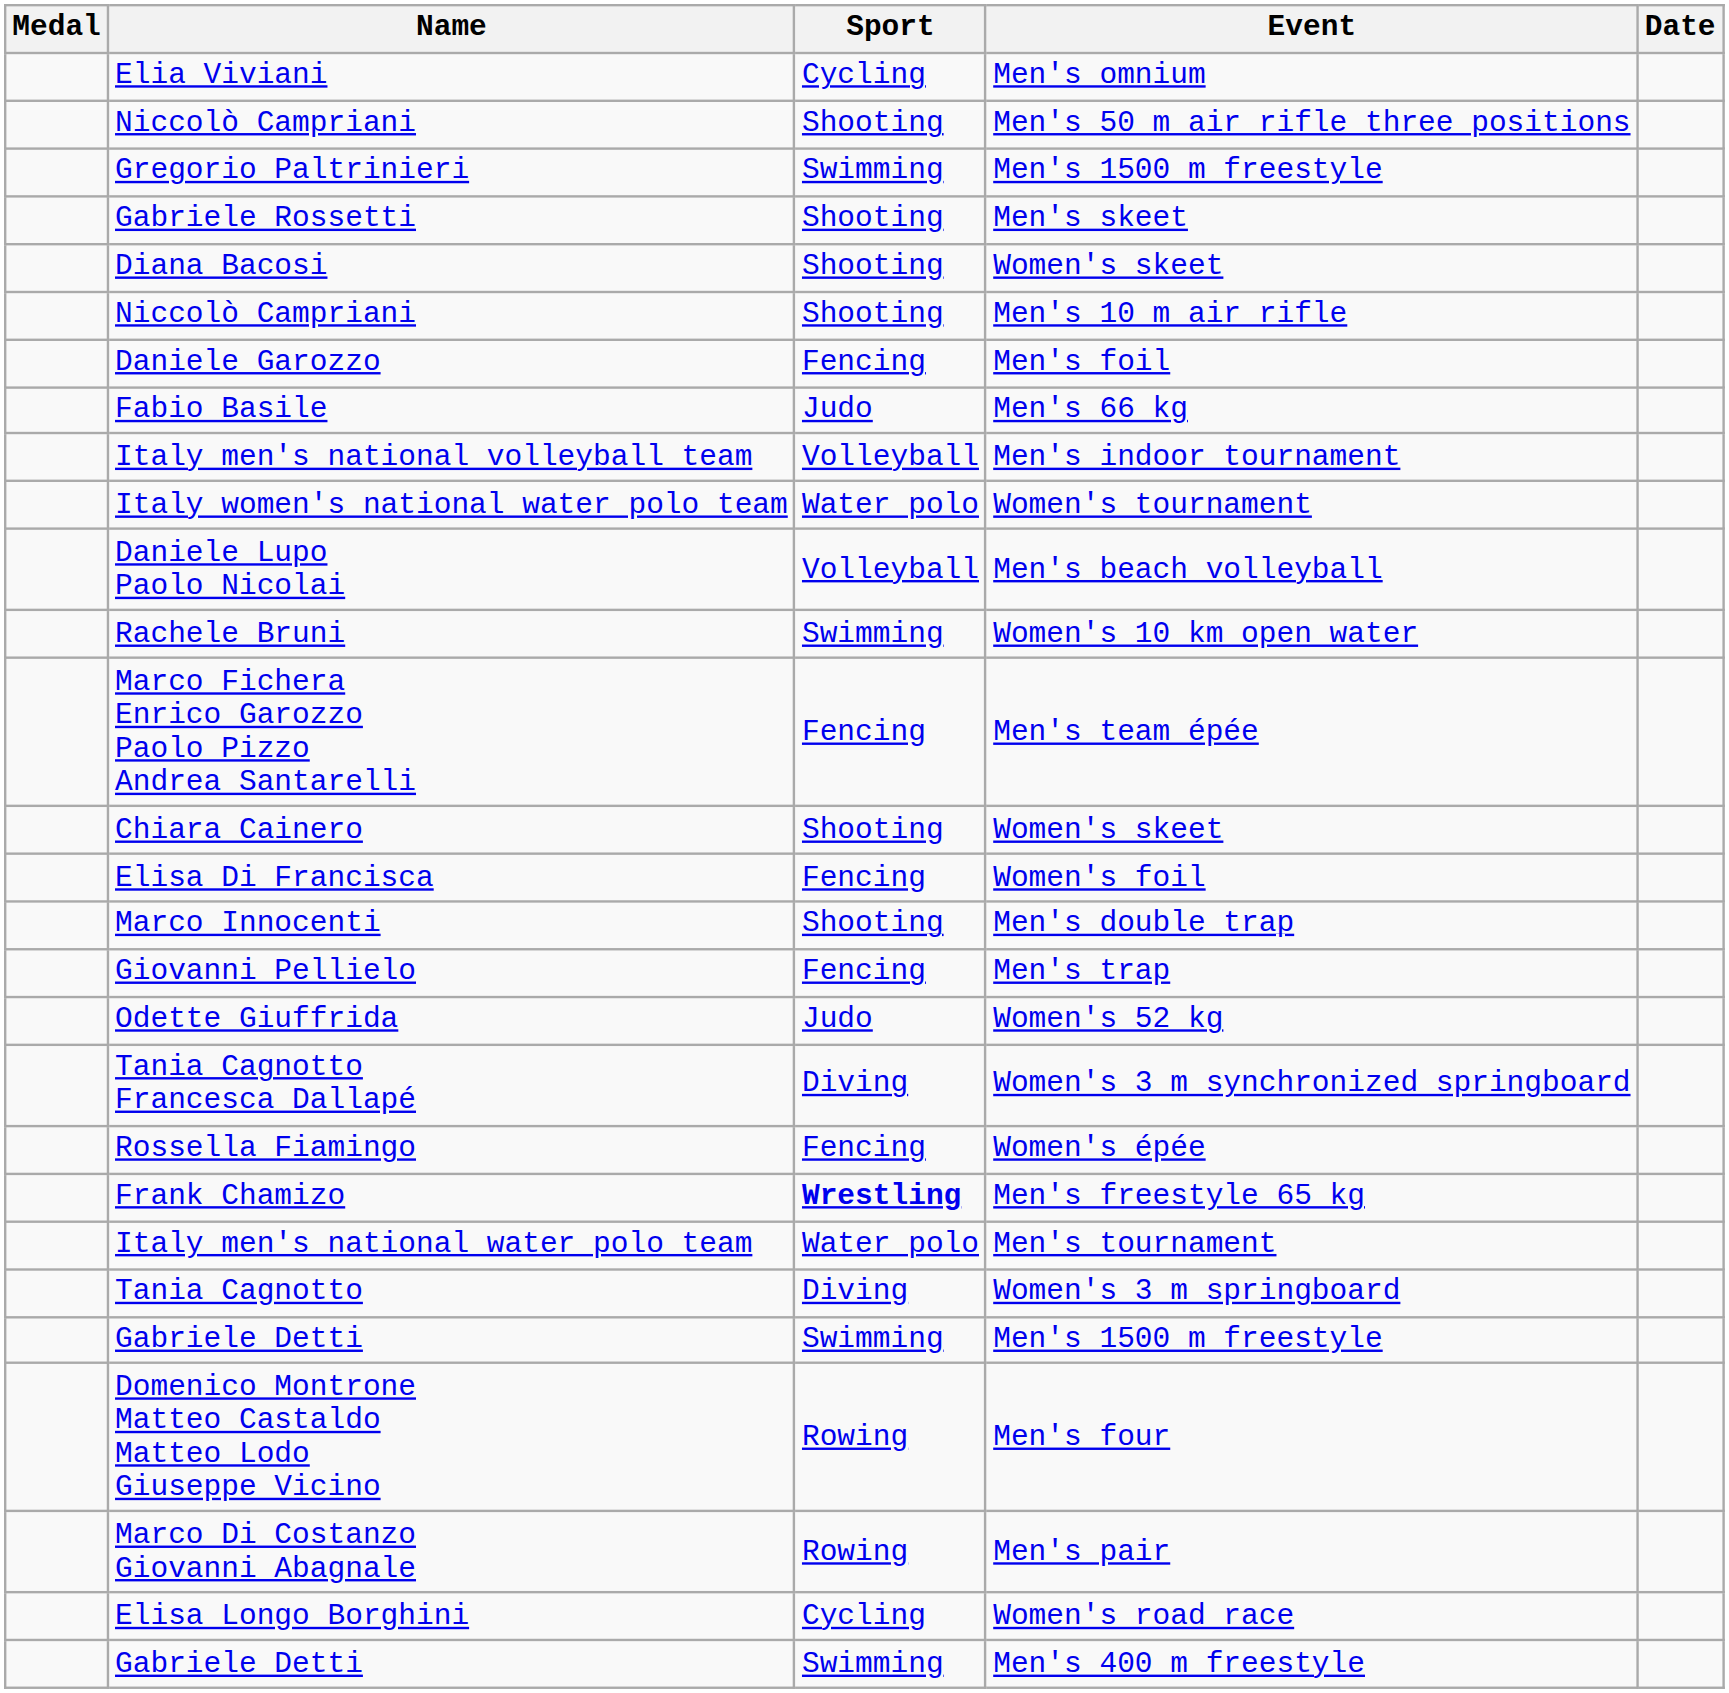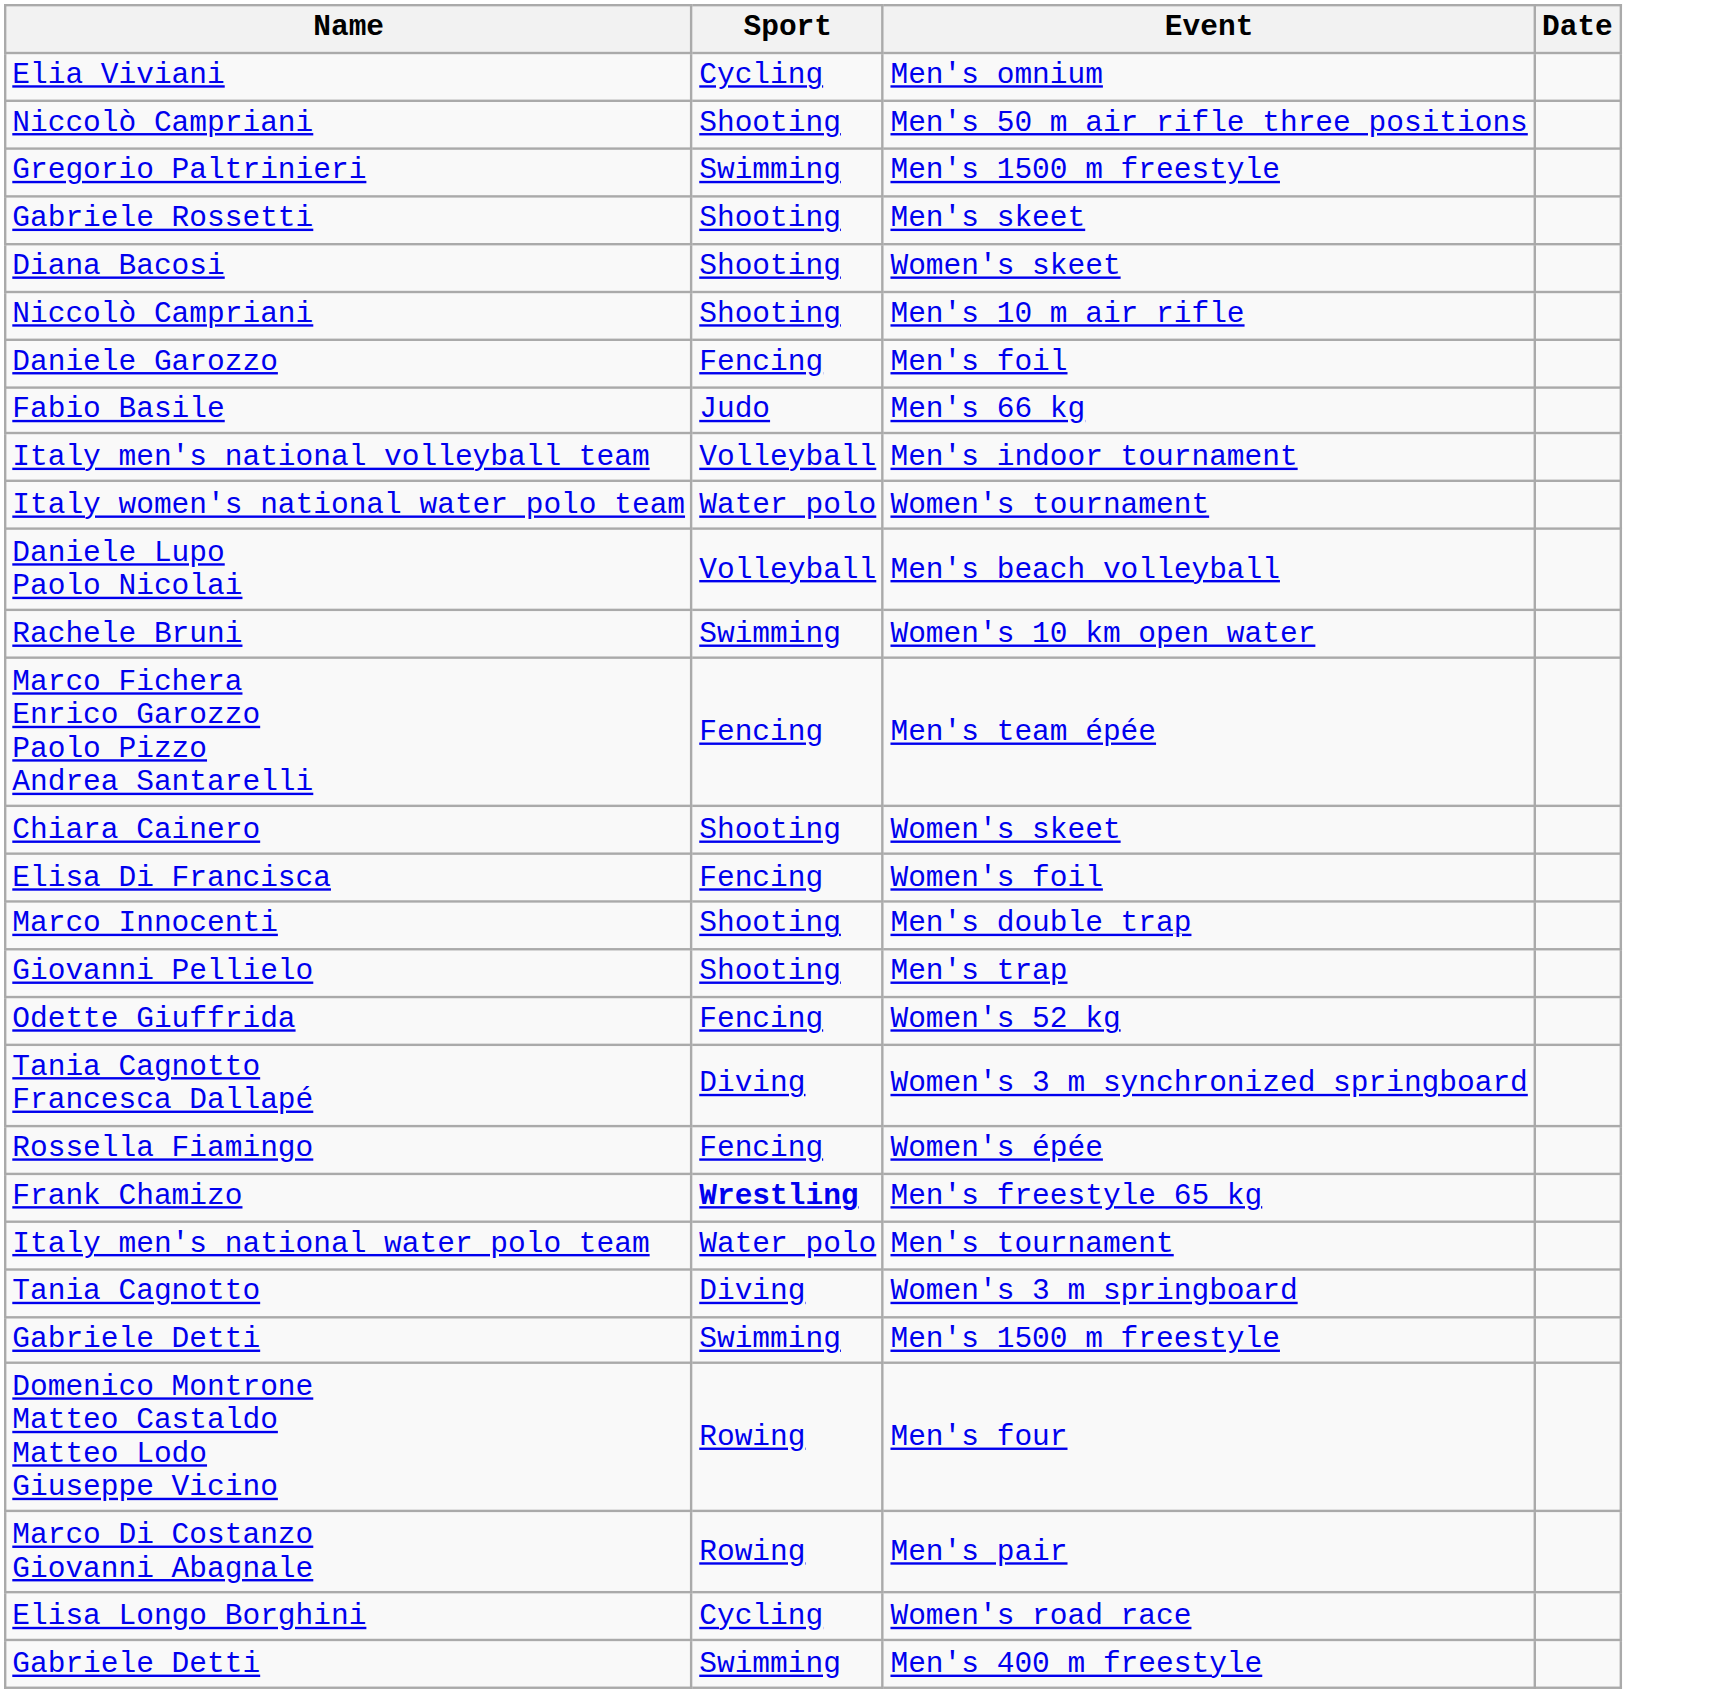- column: (57, 29)
(864, 973) Fencing -> (770, 973) Shooting
(837, 1021) Judo -> (761, 1021) Fencing
